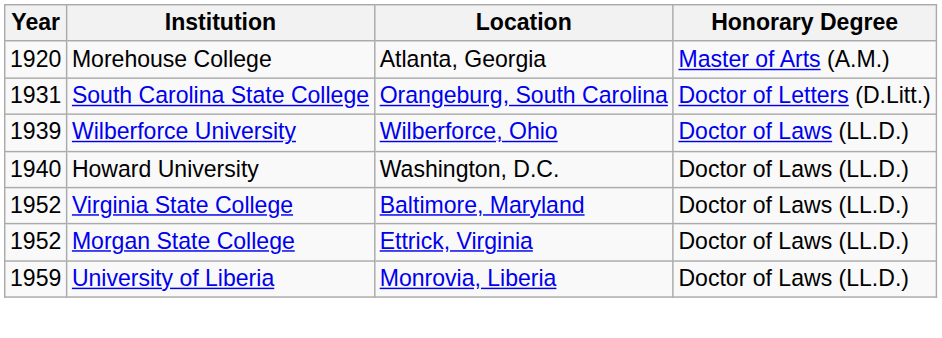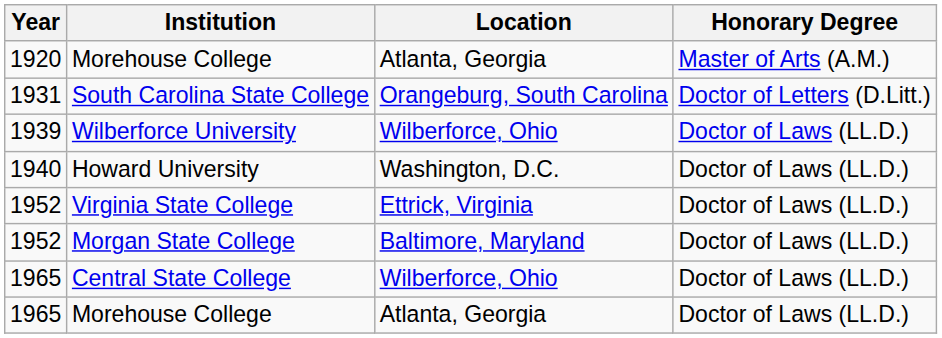(482, 205) Baltimore, Maryland -> (456, 205) Ettrick, Virginia
(456, 242) Ettrick, Virginia -> (482, 242) Baltimore, Maryland
- row: (36, 278)
+ row: (36, 278)
+ row: (36, 315)
